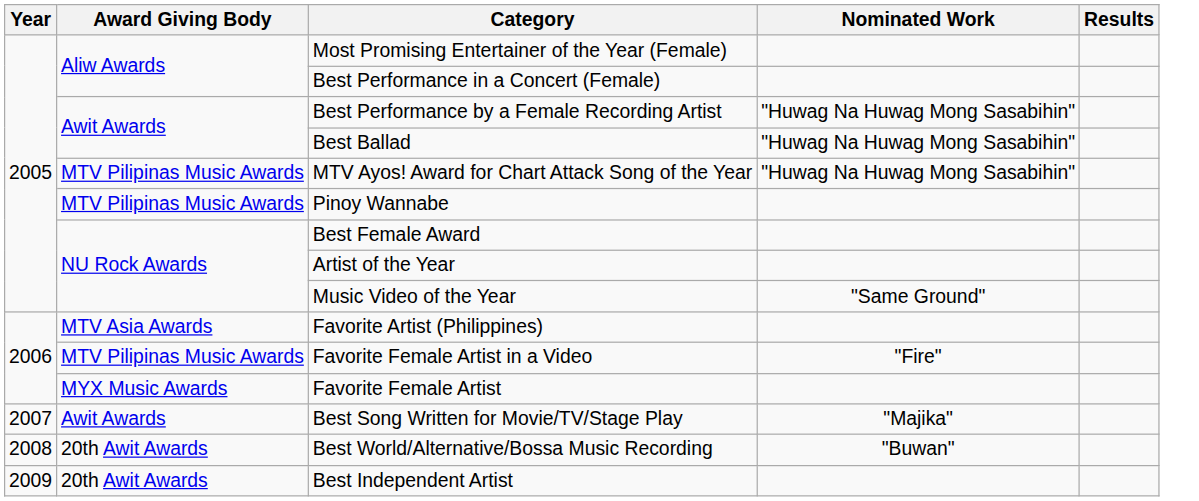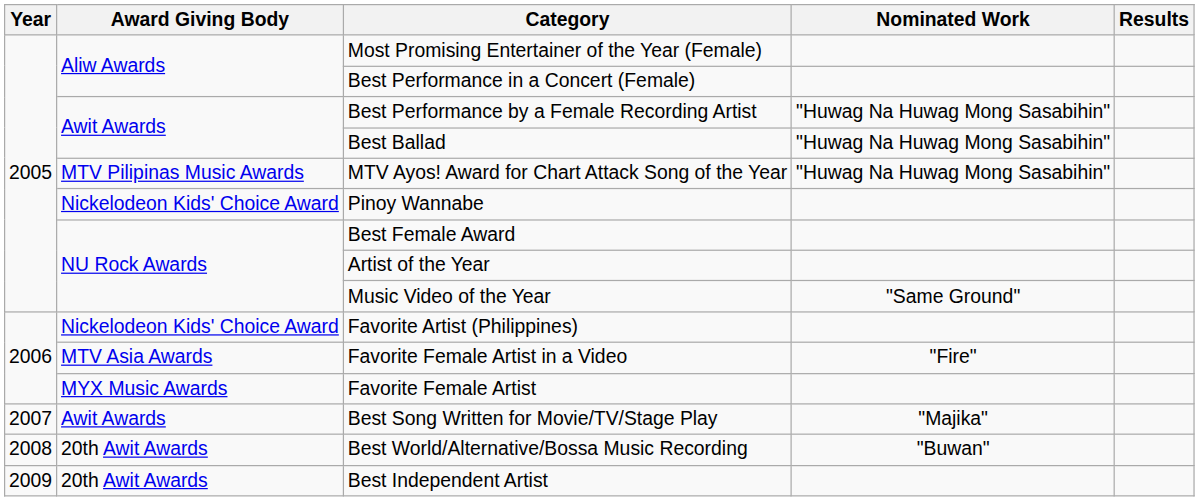(182, 204) MTV Pilipinas Music Awards -> (200, 204) Nickelodeon Kids' Choice Award
(137, 326) MTV Asia Awards -> (200, 326) Nickelodeon Kids' Choice Award
(182, 357) MTV Pilipinas Music Awards -> (137, 357) MTV Asia Awards
